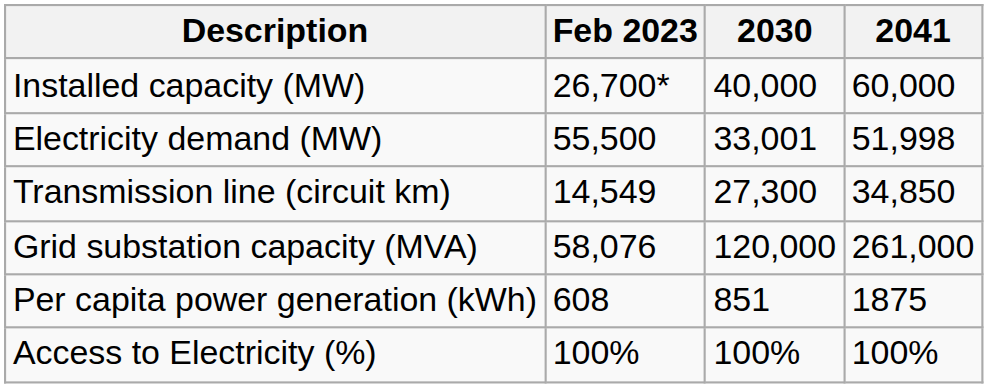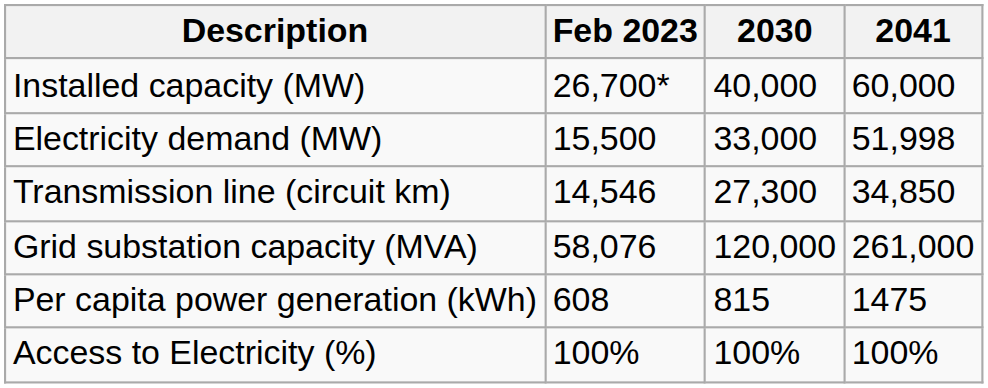(605, 138) 55,500 -> (605, 138) 15,500
(765, 138) 33,001 -> (765, 138) 33,000
(605, 192) 14,549 -> (605, 192) 14,546
(742, 300) 851 -> (742, 300) 815
(889, 300) 1875 -> (889, 300) 1475
